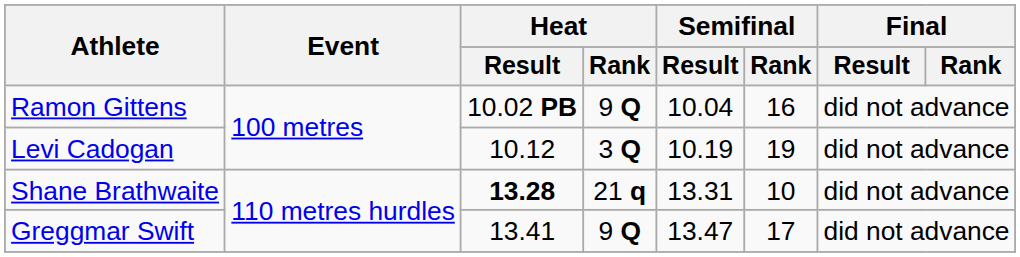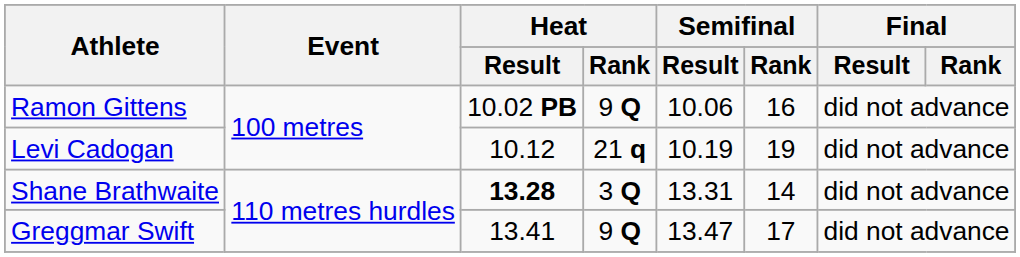(700, 107) 10.04 -> (700, 107) 10.06
(620, 149) 3 Q -> (620, 149) 21 q
(620, 190) 21 q -> (620, 190) 3 Q
(781, 190) 10 -> (781, 190) 14
